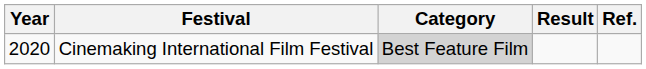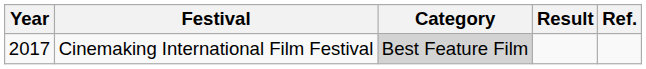(30, 48) 2020 -> (30, 48) 2017
